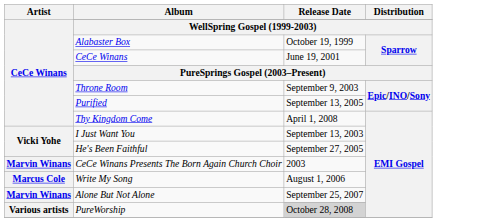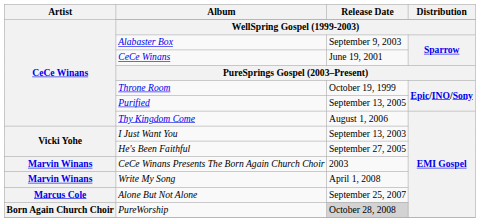(320, 42) October 19, 1999 -> (365, 42) September 9, 2003
(322, 88) September 9, 2003 -> (362, 88) October 19, 1999
(312, 118) April 1, 2008 -> (358, 118) August 1, 2006
(39, 179) Marcus Cole -> (60, 179) Marvin Winans
(316, 179) August 1, 2006 -> (355, 179) April 1, 2008
(39, 194) Marvin Winans -> (60, 194) Marcus Cole
(39, 210) Various artists -> (60, 210) Born Again Church Choir
